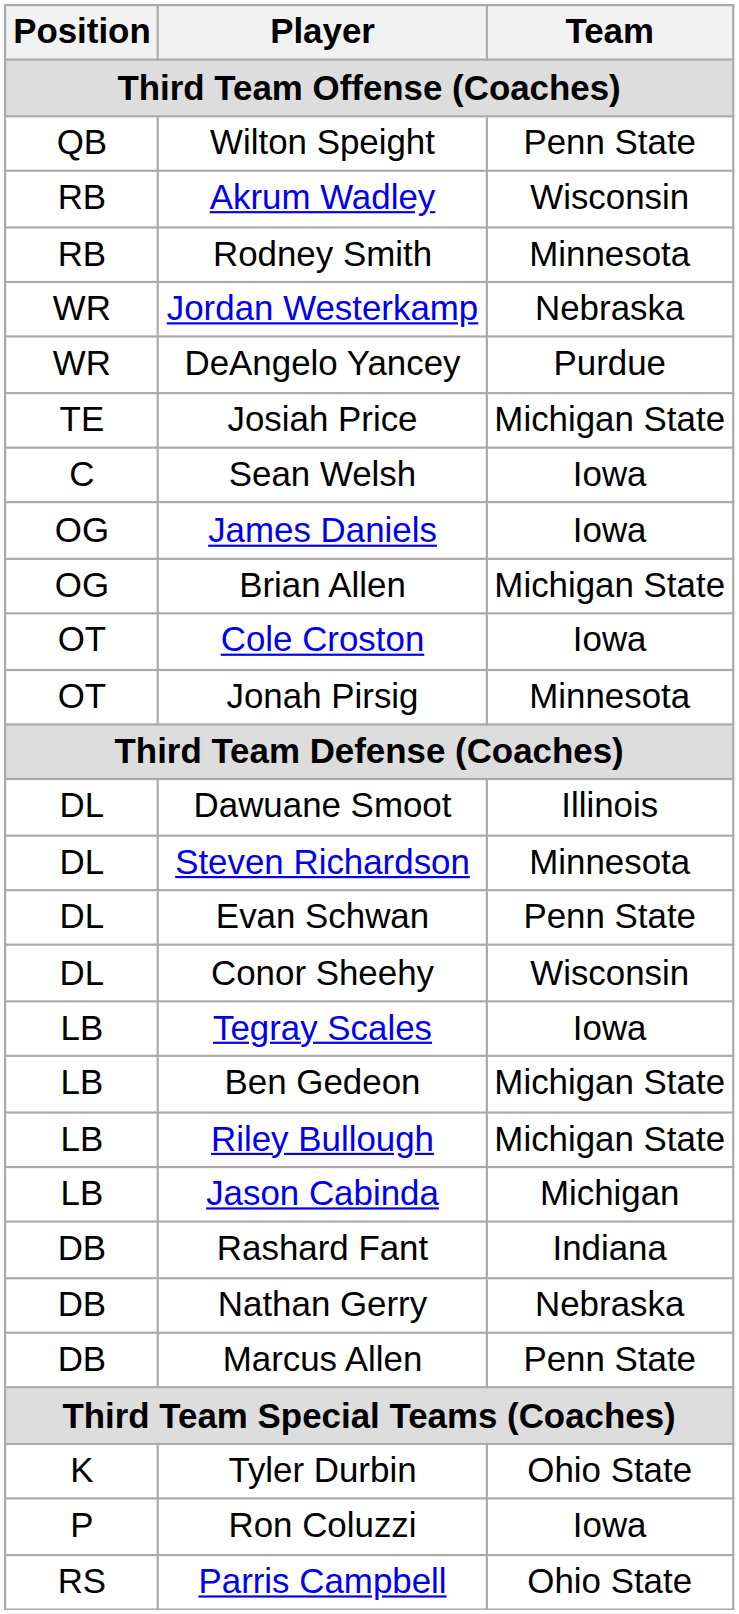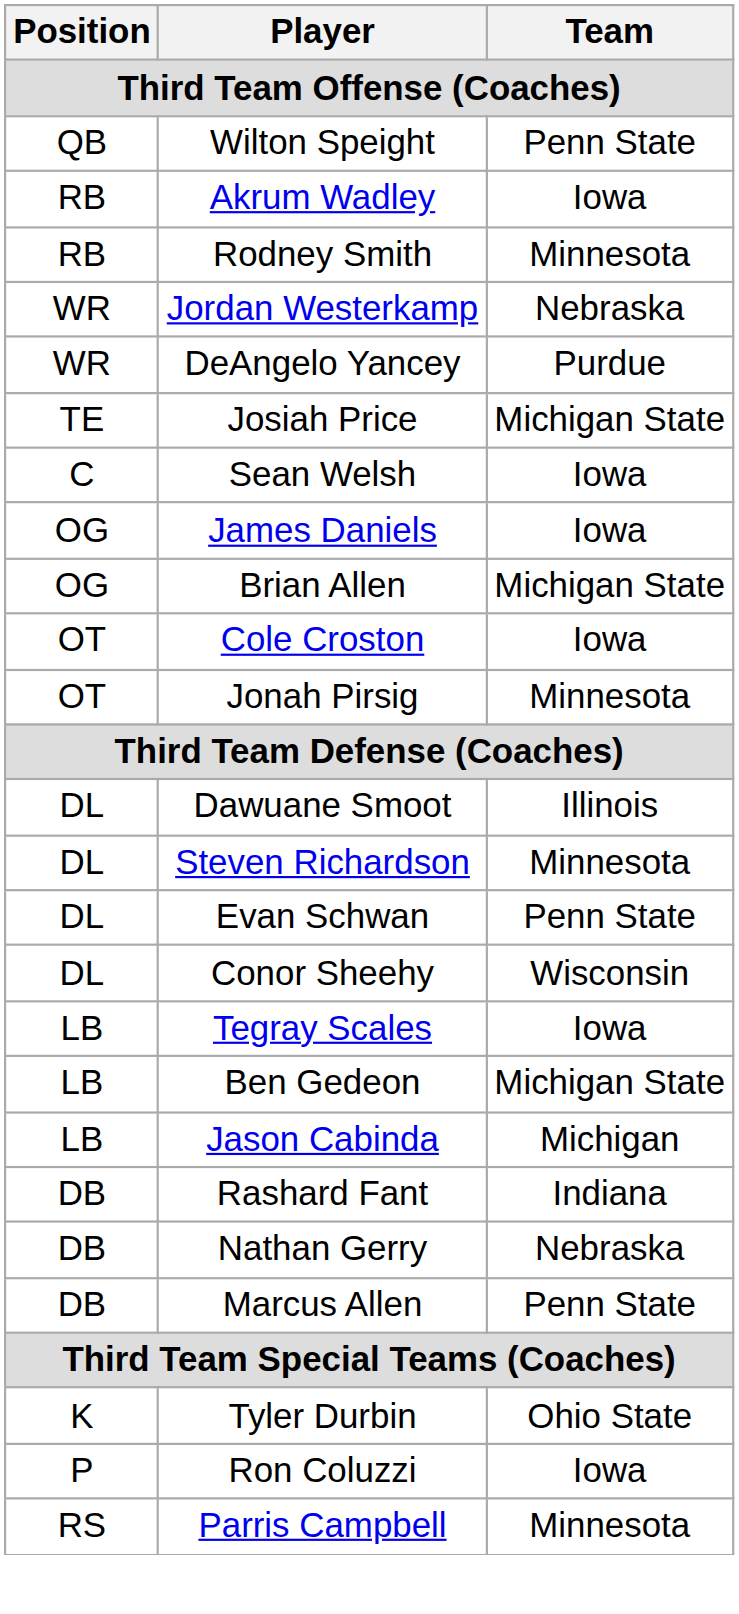(610, 198) Wisconsin -> (610, 198) Iowa
- row: (323, 1138)
(610, 1581) Ohio State -> (610, 1525) Minnesota
